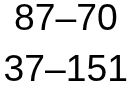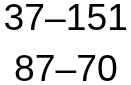rows swapped: (66, 17) <-> (66, 68)
